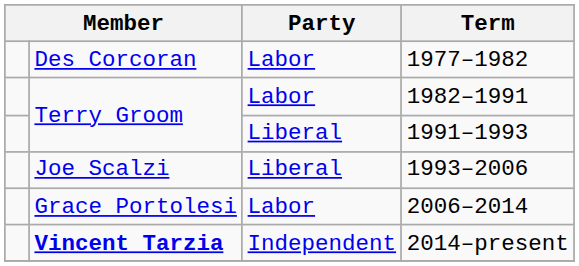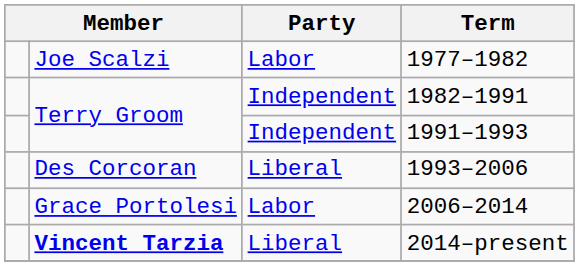(115, 60) Des Corcoran -> (102, 60) Joe Scalzi
(281, 97) Labor -> (322, 97) Independent
(295, 133) Liberal -> (322, 133) Independent
(102, 170) Joe Scalzi -> (115, 170) Des Corcoran
(322, 243) Independent -> (295, 243) Liberal
